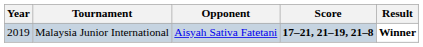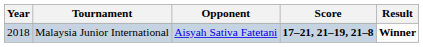(18, 33) 2019 -> (18, 33) 2018
